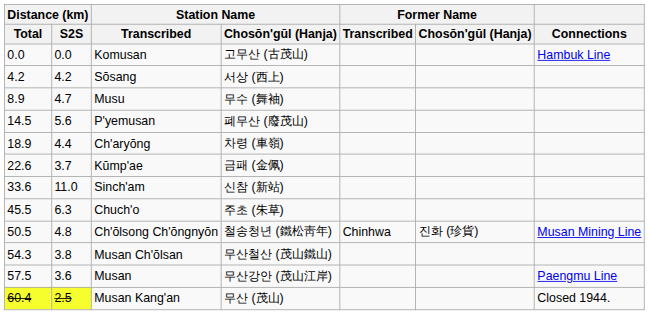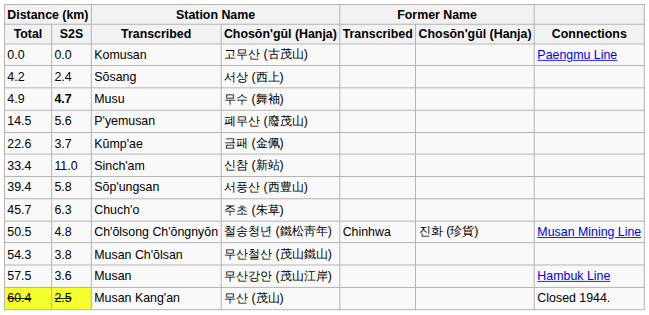(574, 55) Hambuk Line -> (577, 55) Paengmu Line
(63, 77) 4.2 -> (63, 77) 2.4
(16, 99) 8.9 -> (16, 99) 4.9
(63, 99) normal -> (63, 99) bold
- row: (122, 144)
(19, 188) 33.6 -> (19, 166) 33.4
+ row: (127, 188)
(19, 210) 45.5 -> (19, 210) 45.7
(577, 276) Paengmu Line -> (574, 276) Hambuk Line
